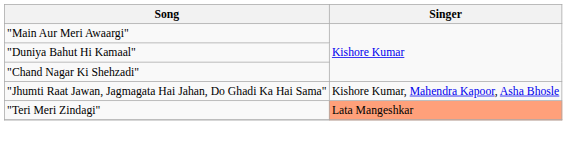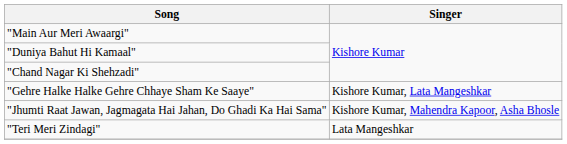+ row: (131, 91)
(373, 110) lightsalmon background -> (373, 130) no background
